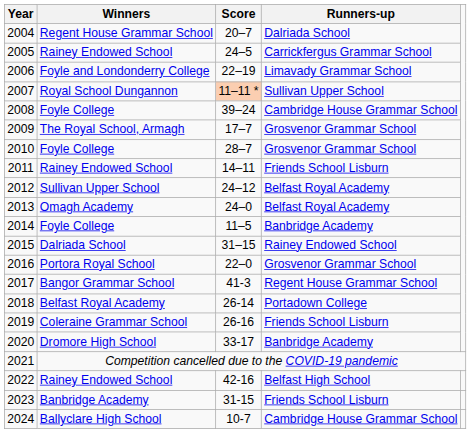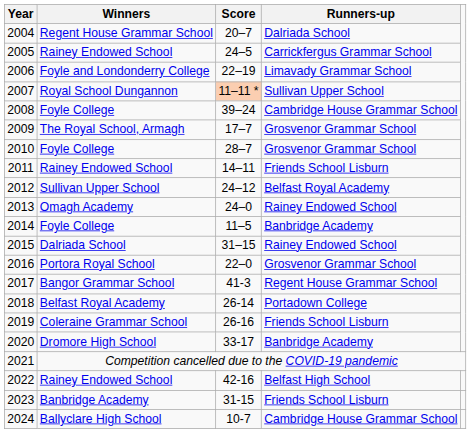(327, 206) Belfast Royal Academy -> (330, 206) Rainey Endowed School
